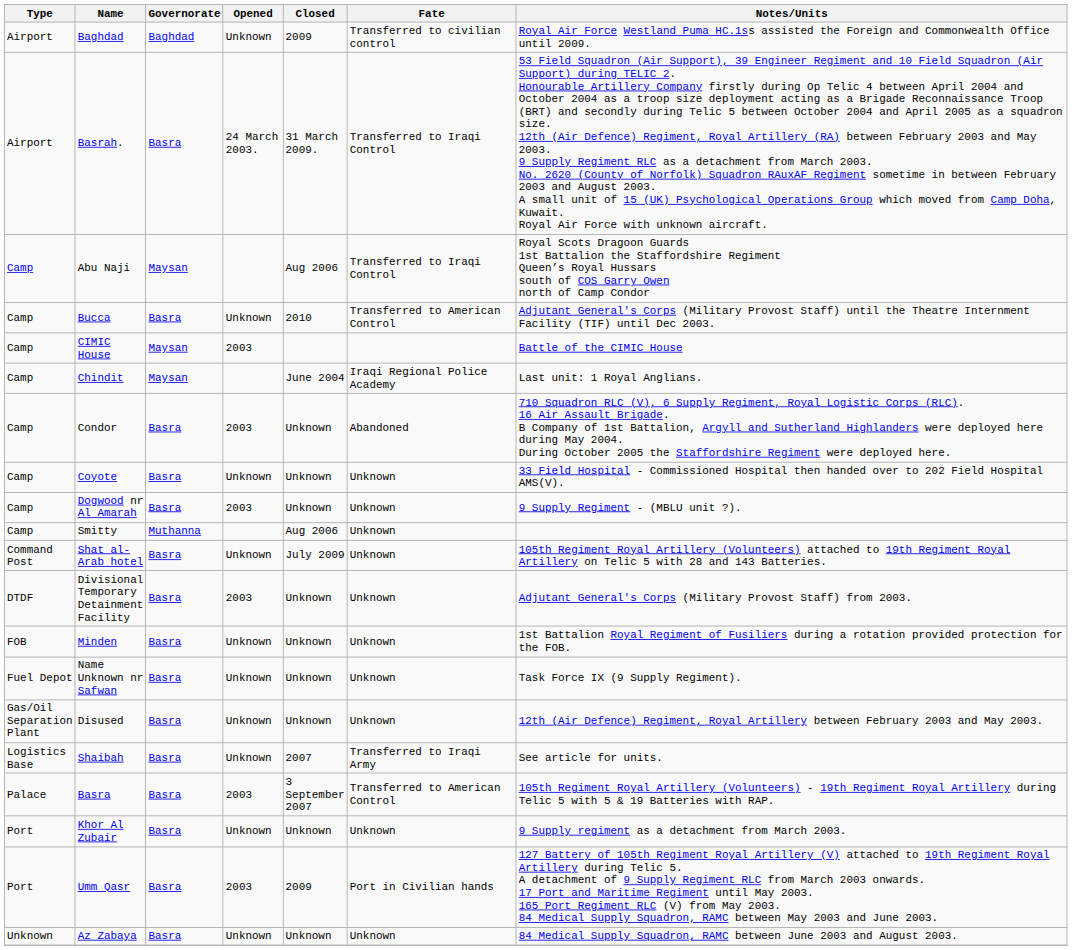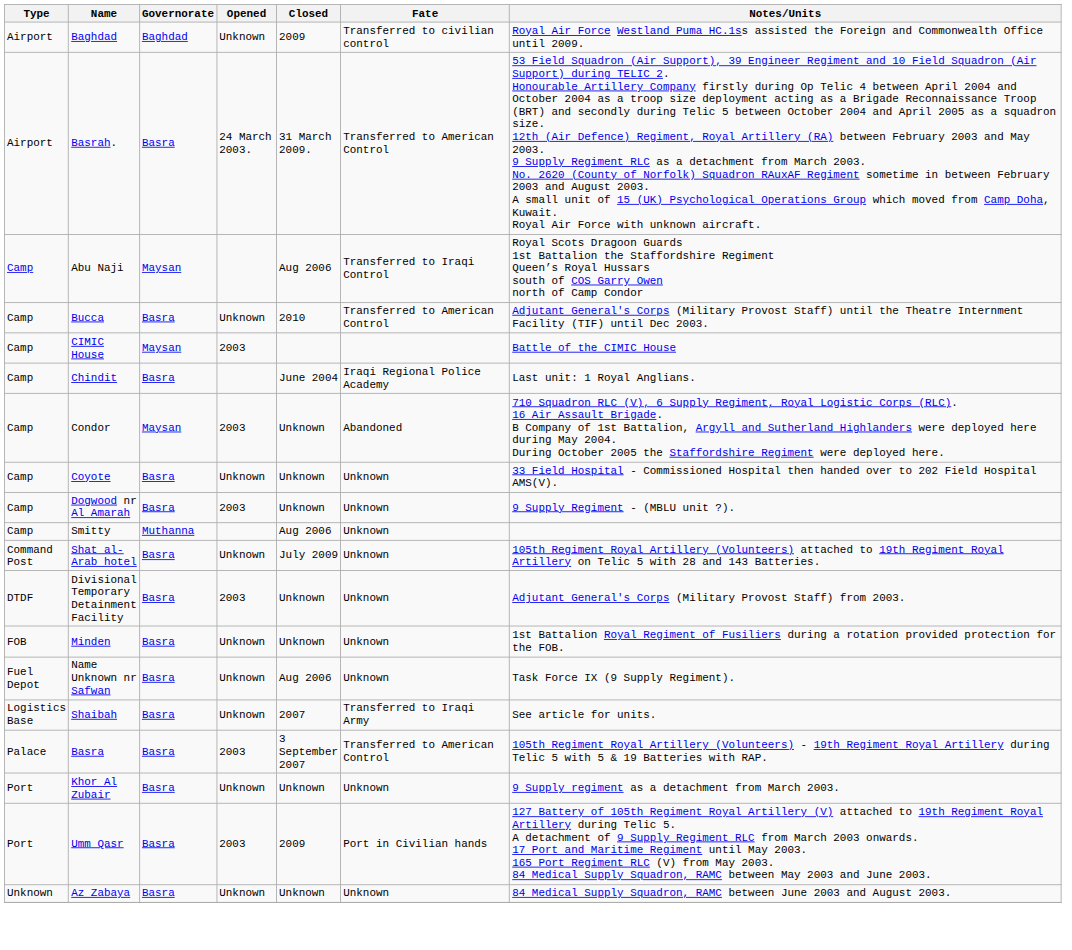(415, 143) Transferred to Iraqi Control -> (419, 143) Transferred to American Control
(168, 378) Maysan -> (158, 378) Basra
(165, 428) Basra -> (162, 428) Maysan
(309, 678) Unknown -> (305, 678) Aug 2006
- row: (101, 721)
